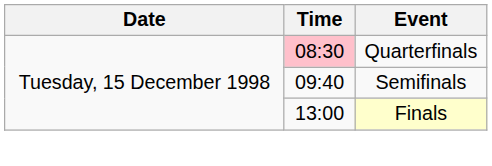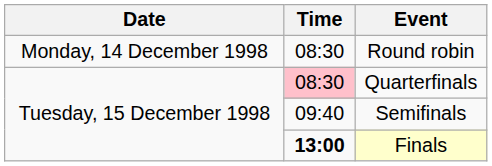+ row: (421, 51)
(320, 113) normal -> (320, 144) bold
